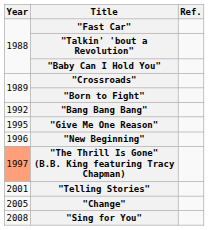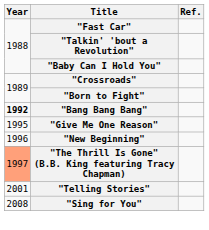(17, 110) normal -> (17, 110) bold
- row: (104, 204)
